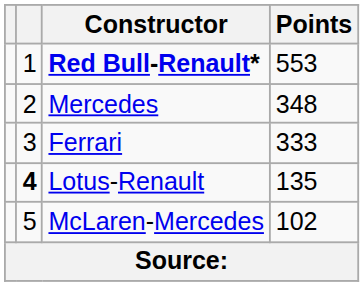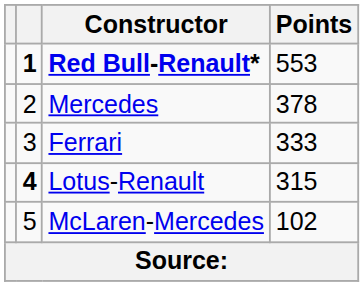(30, 64) normal -> (30, 64) bold
(297, 103) 348 -> (297, 103) 378
(297, 182) 135 -> (297, 182) 315
